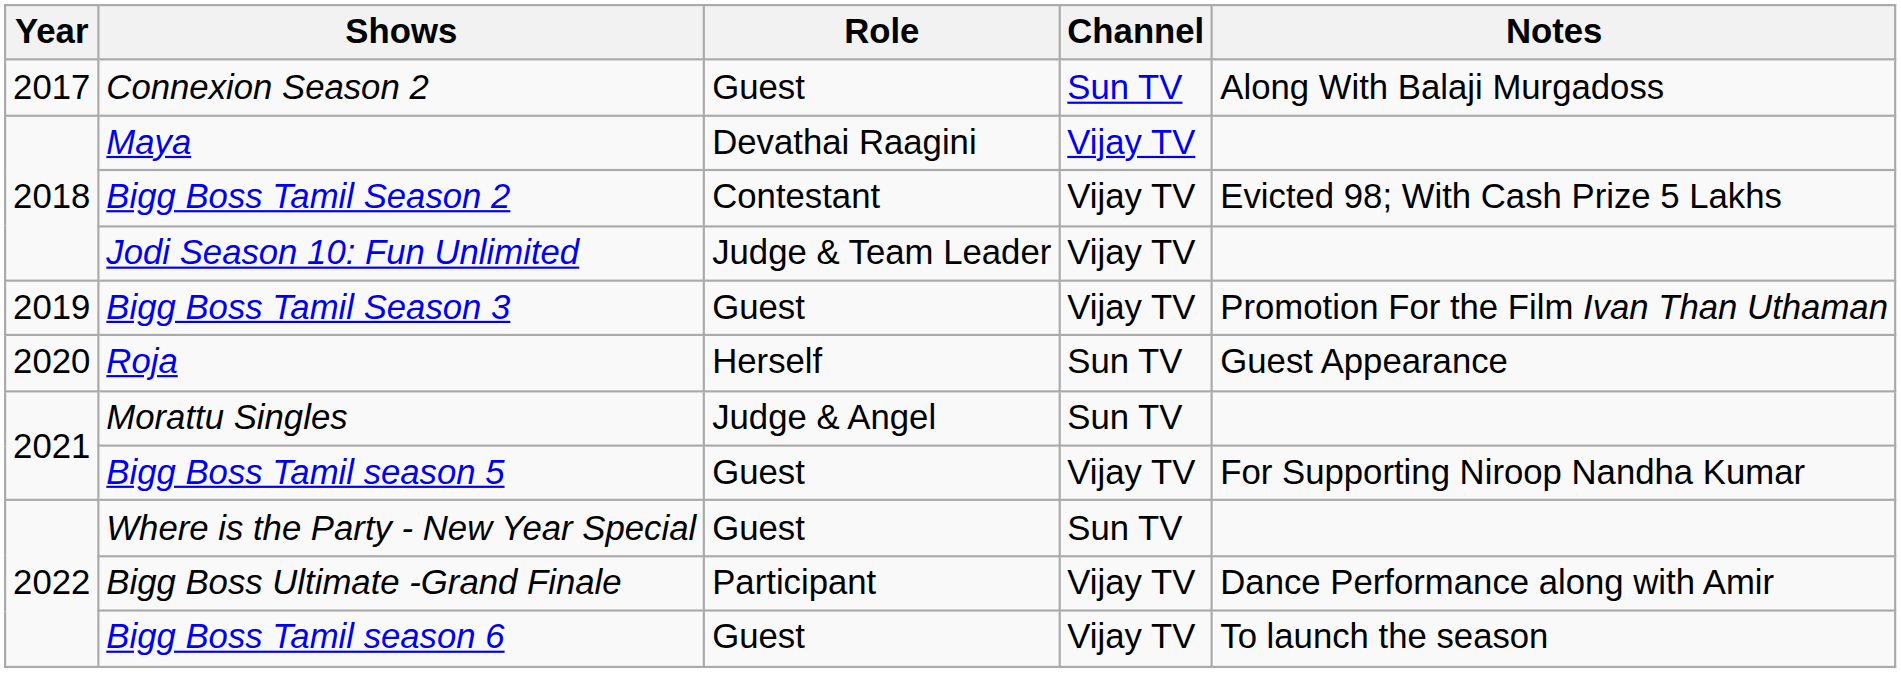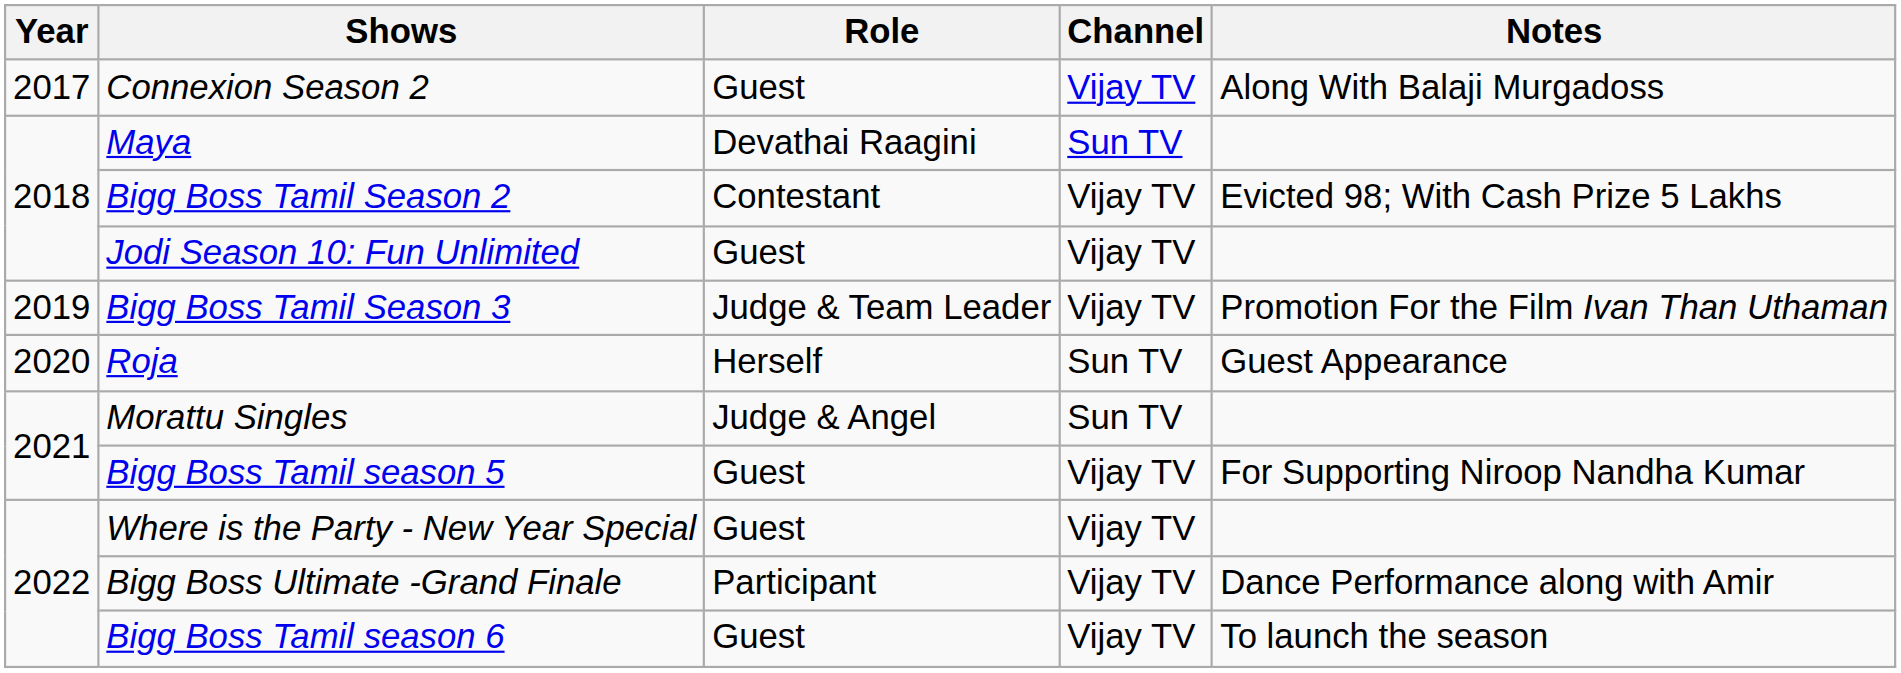(1125, 87) Sun TV -> (1131, 87) Vijay TV
(1131, 142) Vijay TV -> (1125, 142) Sun TV
(882, 252) Judge & Team Leader -> (759, 252) Guest
(759, 307) Guest -> (882, 307) Judge & Team Leader
(1125, 527) Sun TV -> (1131, 527) Vijay TV
